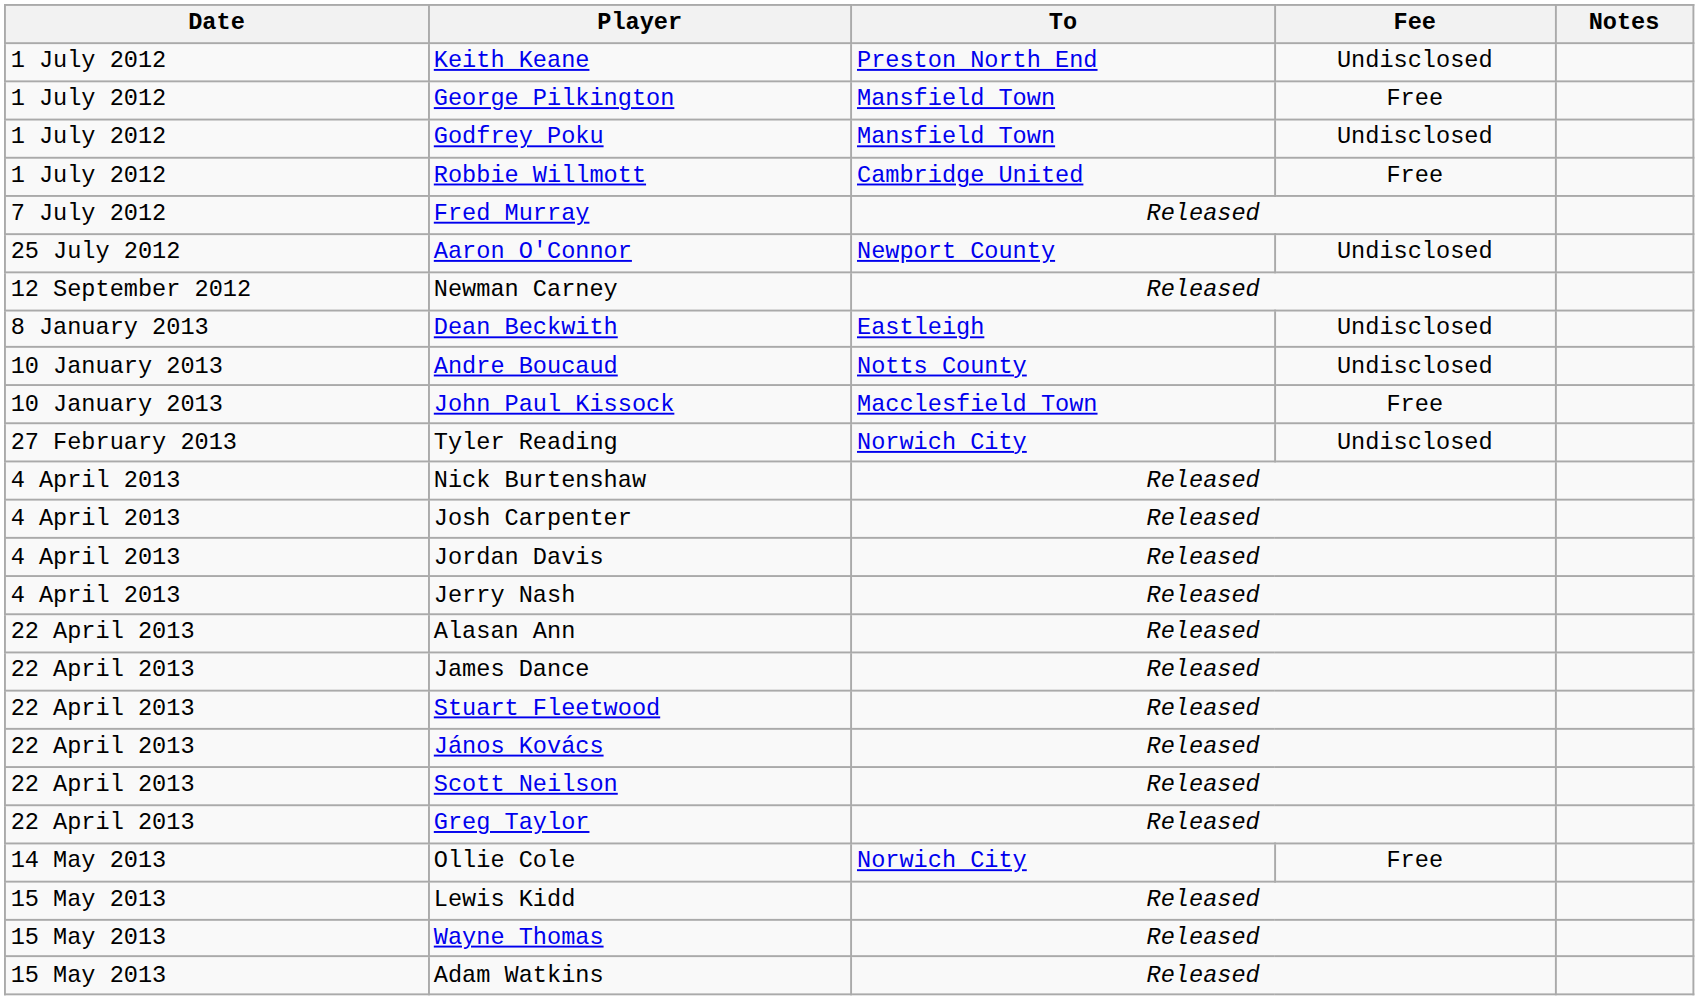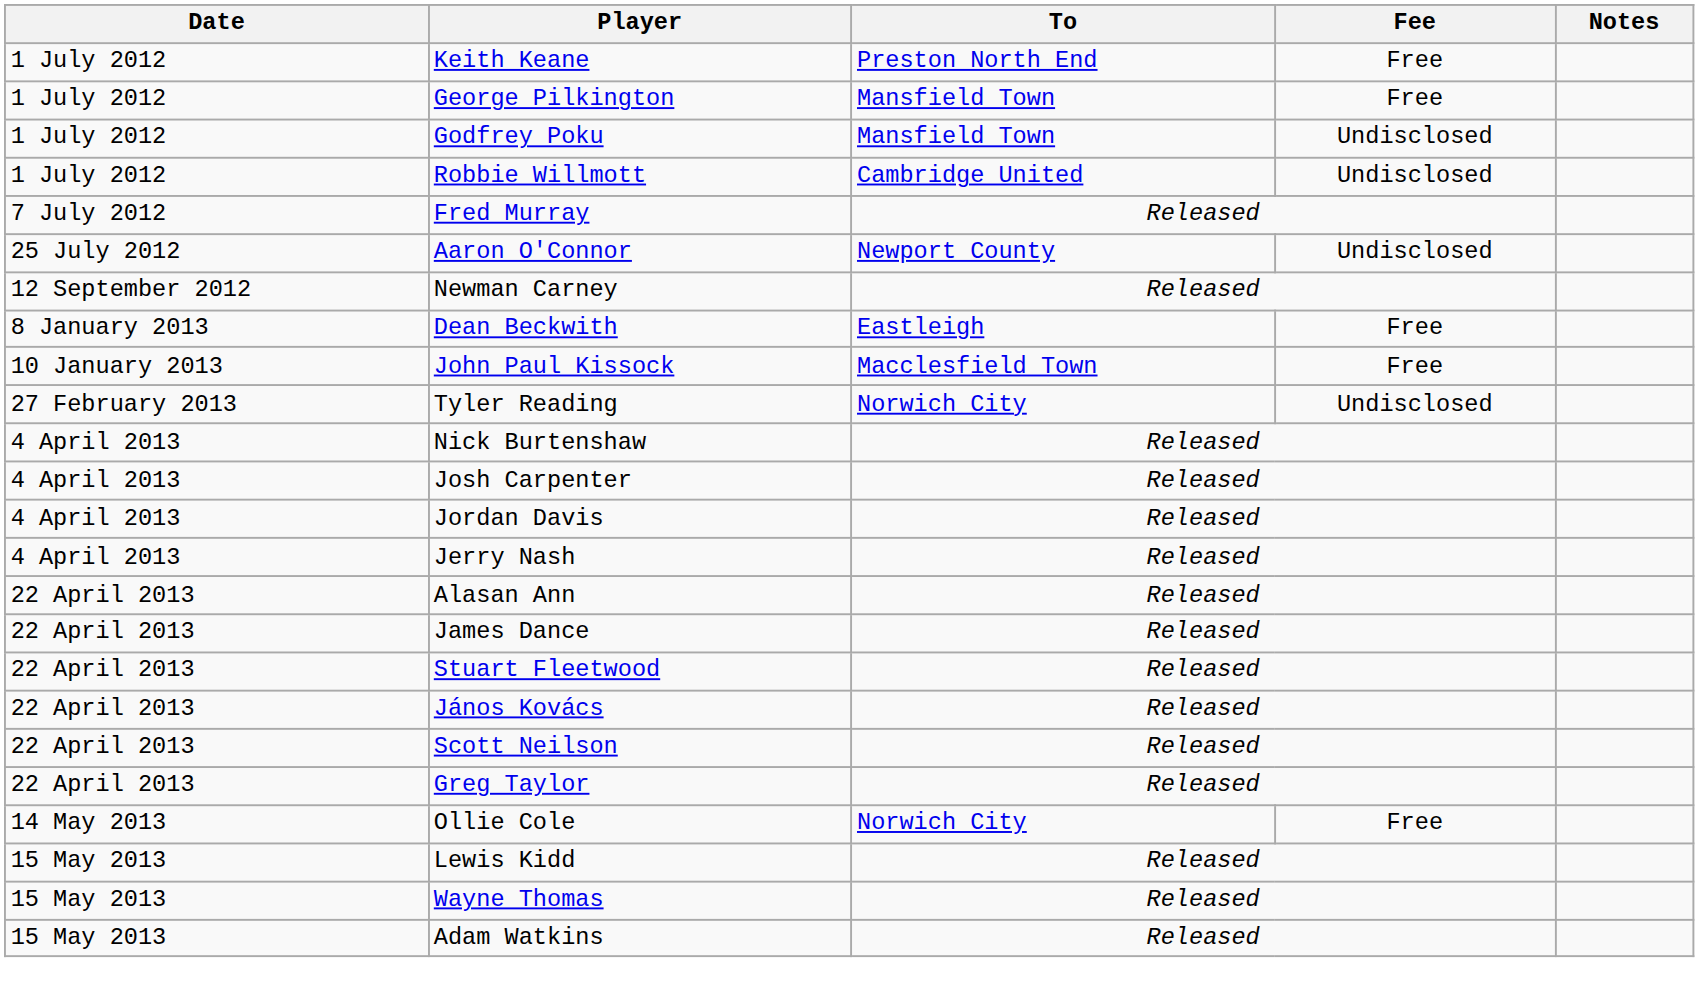(1415, 62) Undisclosed -> (1415, 62) Free
(1415, 177) Free -> (1415, 177) Undisclosed
(1415, 329) Undisclosed -> (1415, 329) Free
- row: (526, 367)
